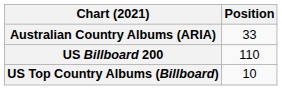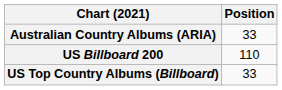(249, 74) 10 -> (249, 74) 33
